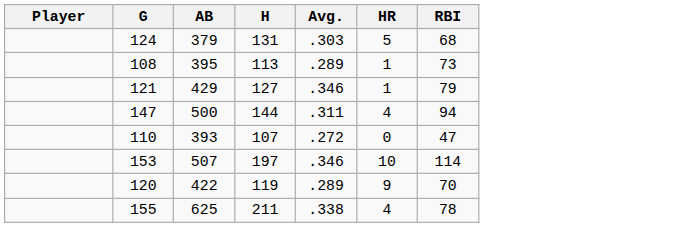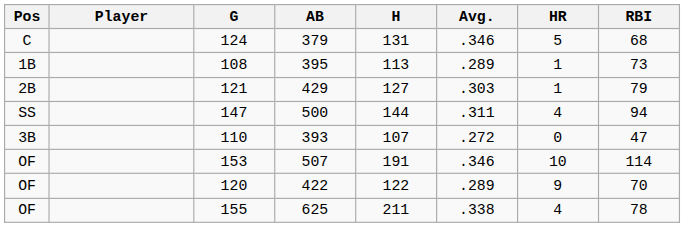+ column: (27, 17)
(326, 41) .303 -> (477, 41) .346
(326, 89) .346 -> (477, 89) .303
(265, 162) 197 -> (396, 162) 191
(265, 186) 119 -> (396, 186) 122
